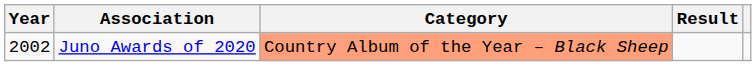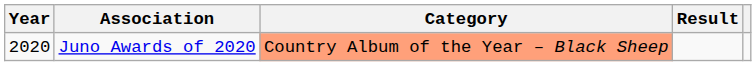(30, 47) 2002 -> (30, 47) 2020
